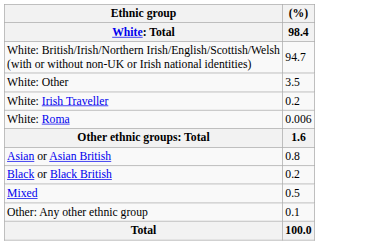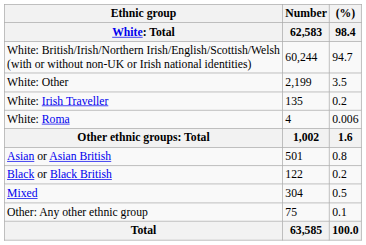+ column: (306, 32)
